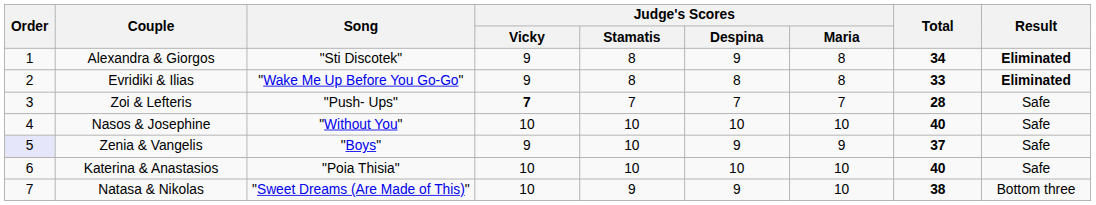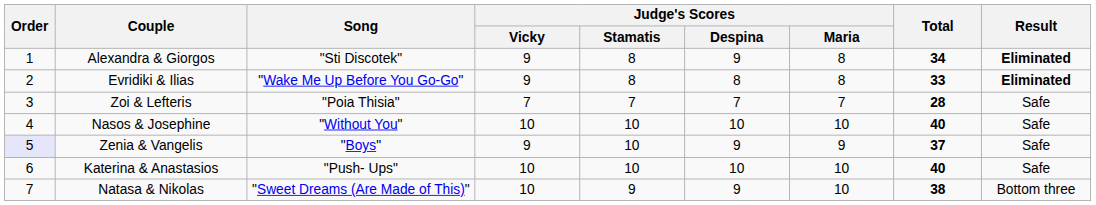(361, 102) "Push- Ups" -> (361, 102) "Poia Thisia"
(527, 102) bold -> (527, 102) normal
(361, 168) "Poia Thisia" -> (361, 168) "Push- Ups"
